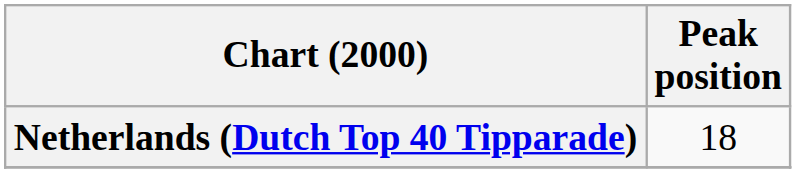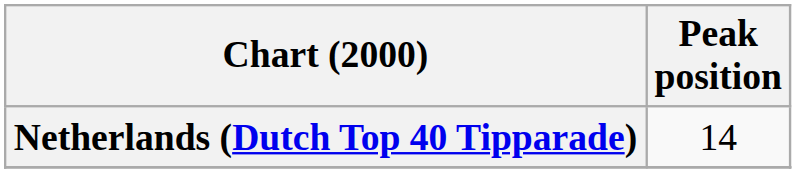(718, 136) 18 -> (718, 136) 14
